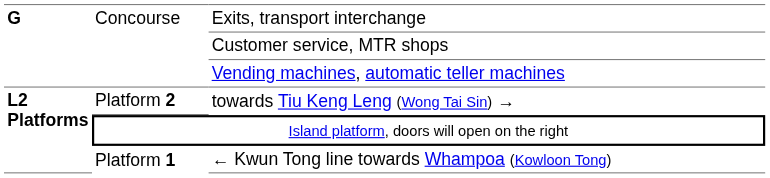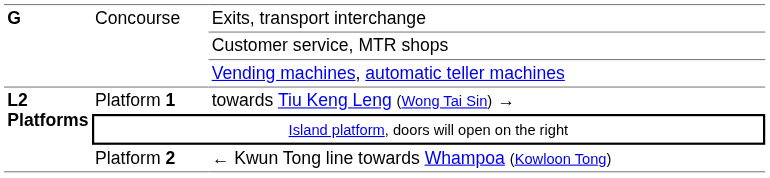(135, 100) Platform 2 -> (135, 100) Platform 1
(135, 159) Platform 1 -> (135, 157) Platform 2
